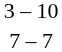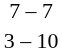rows swapped: (31, 10) <-> (31, 40)
